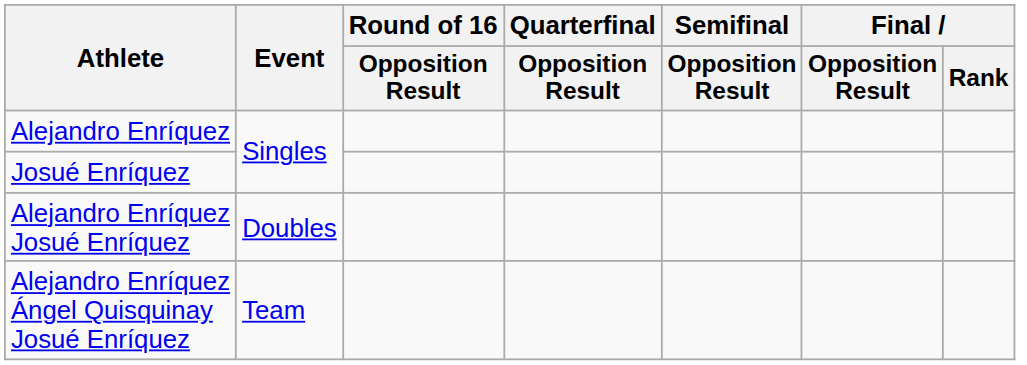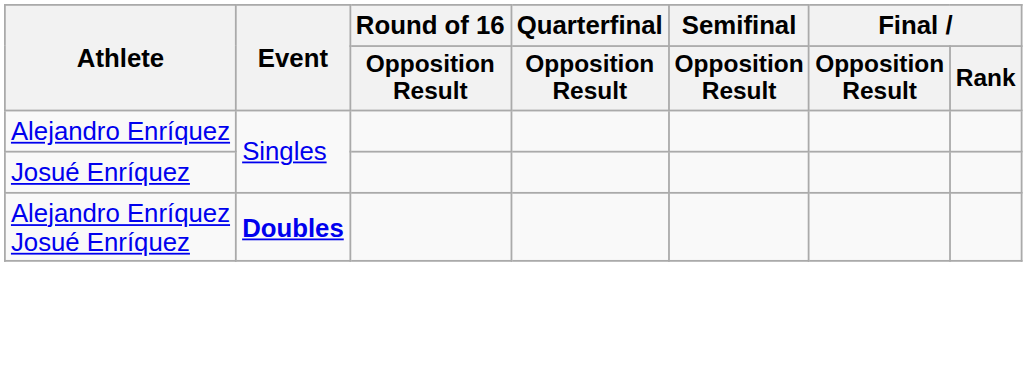(289, 227) normal -> (293, 227) bold
- row: (120, 311)
